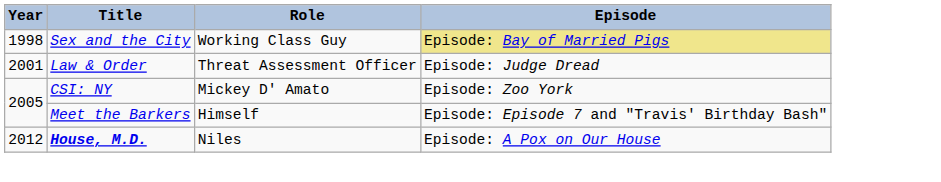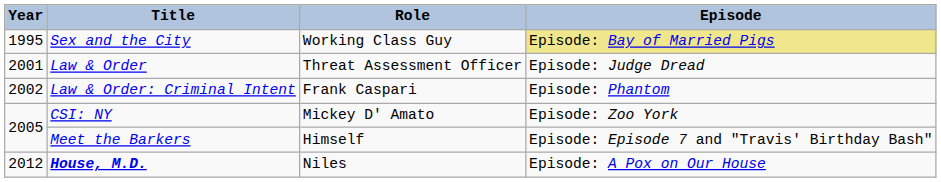(26, 41) 1998 -> (26, 41) 1995
+ row: (173, 90)
